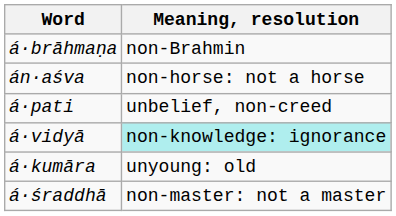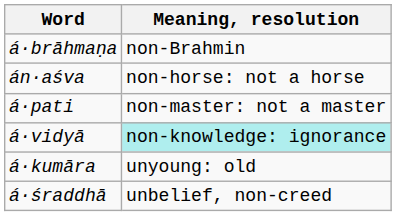(229, 108) unbelief, non-creed -> (256, 108) non-master: not a master
(256, 196) non-master: not a master -> (229, 196) unbelief, non-creed
